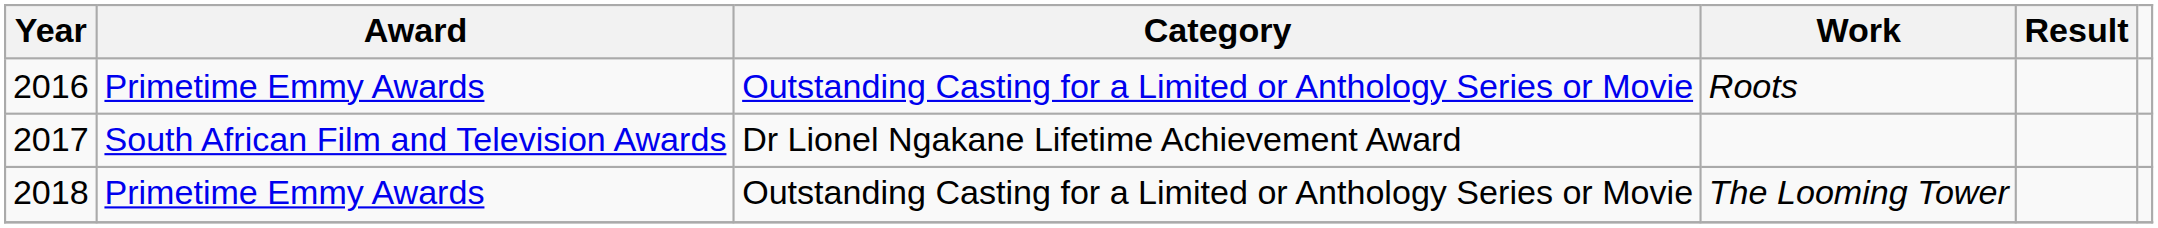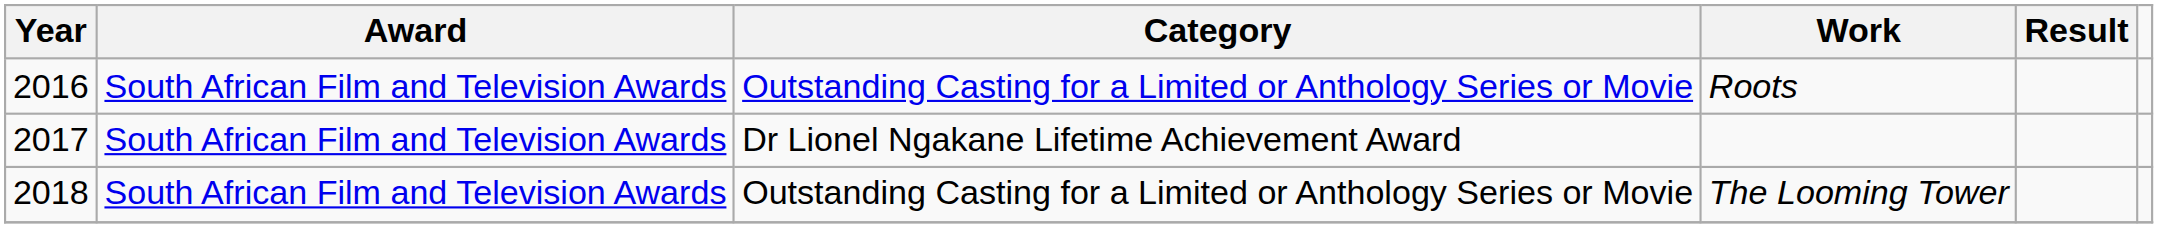(294, 85) Primetime Emmy Awards -> (415, 85) South African Film and Television Awards
(294, 193) Primetime Emmy Awards -> (415, 193) South African Film and Television Awards
